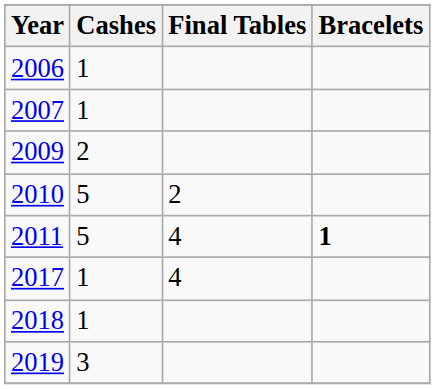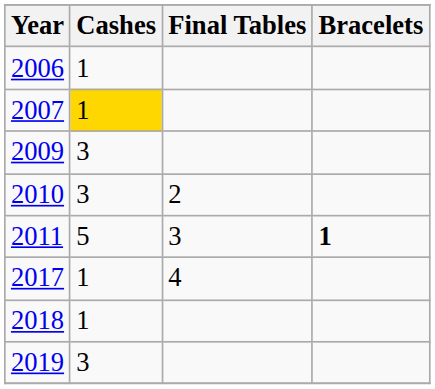(83, 109) no background -> (83, 109) gold background
(83, 151) 2 -> (83, 151) 3
(83, 194) 5 -> (83, 194) 3
(175, 236) 4 -> (175, 236) 3
